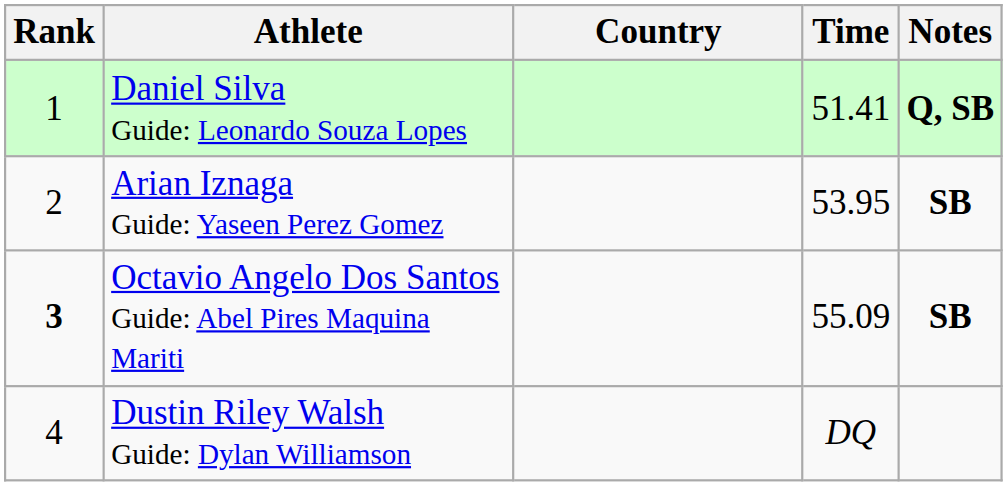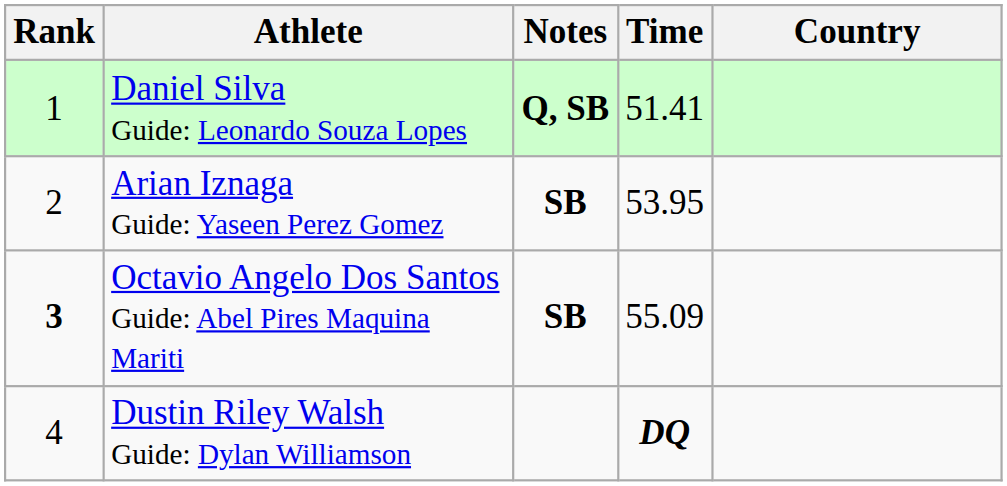columns swapped: (658, 32) <-> (950, 32)
(851, 431) normal -> (665, 431) bold
